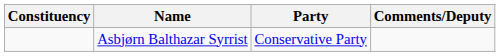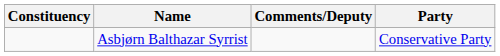columns swapped: (311, 16) <-> (433, 16)
